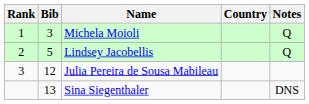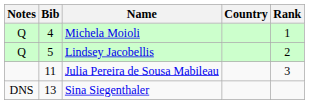columns swapped: (21, 14) <-> (287, 14)
(50, 33) 3 -> (50, 33) 4
(50, 71) 12 -> (50, 71) 11
